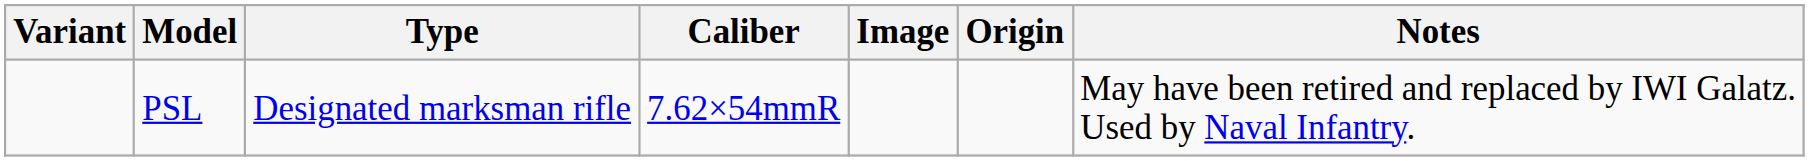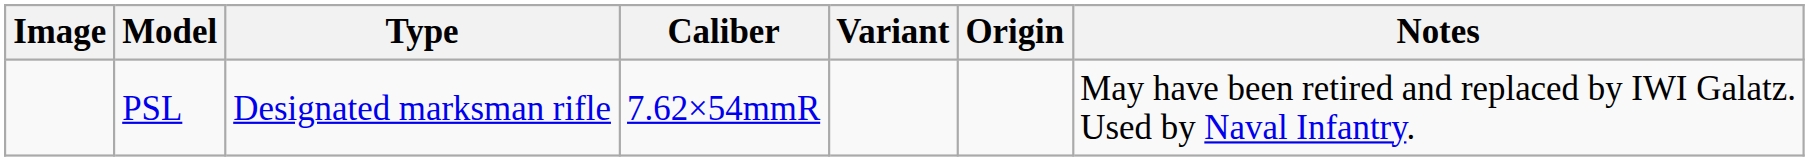columns swapped: (903, 32) <-> (70, 32)
